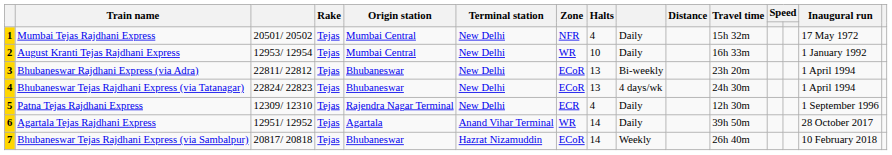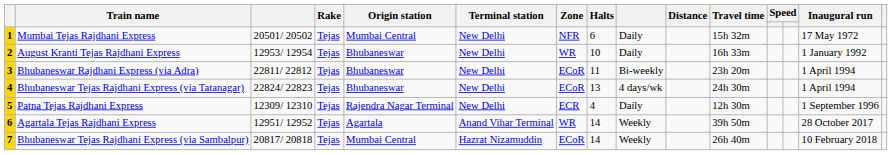(592, 35) 4 -> (592, 35) 6
(381, 53) Mumbai Central -> (375, 53) Bhubaneswar
(595, 70) 13 -> (595, 70) 11
(631, 123) Daily -> (635, 123) Weekly
(375, 140) Bhubaneswar -> (381, 140) Mumbai Central
